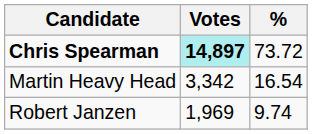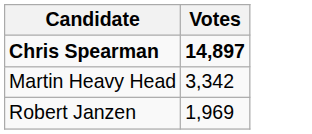- column: (278, 19)
(215, 50) paleturquoise background -> (215, 50) no background
